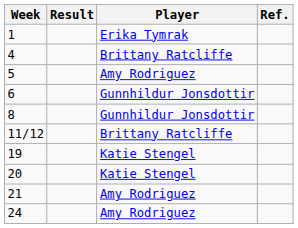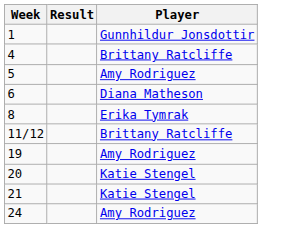- column: (275, 14)
(144, 34) Erika Tymrak -> (177, 34) Gunnhildur Jonsdottir
(177, 94) Gunnhildur Jonsdottir -> (151, 94) Diana Matheson
(177, 114) Gunnhildur Jonsdottir -> (144, 114) Erika Tymrak
(148, 154) Katie Stengel -> (148, 154) Amy Rodriguez
(148, 194) Amy Rodriguez -> (148, 194) Katie Stengel
